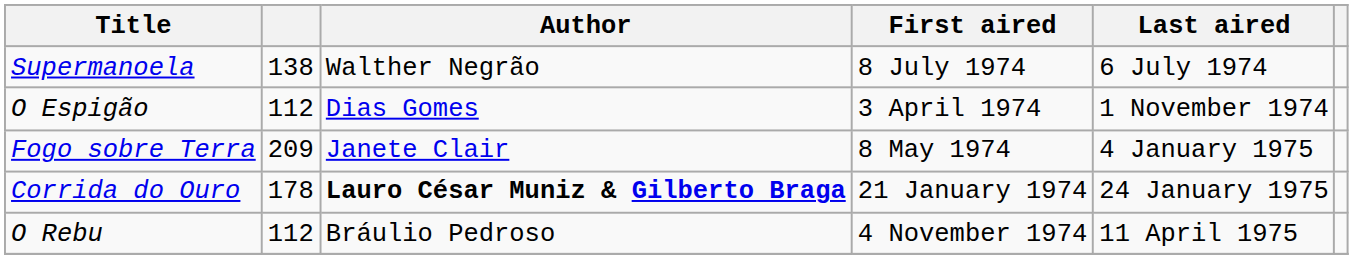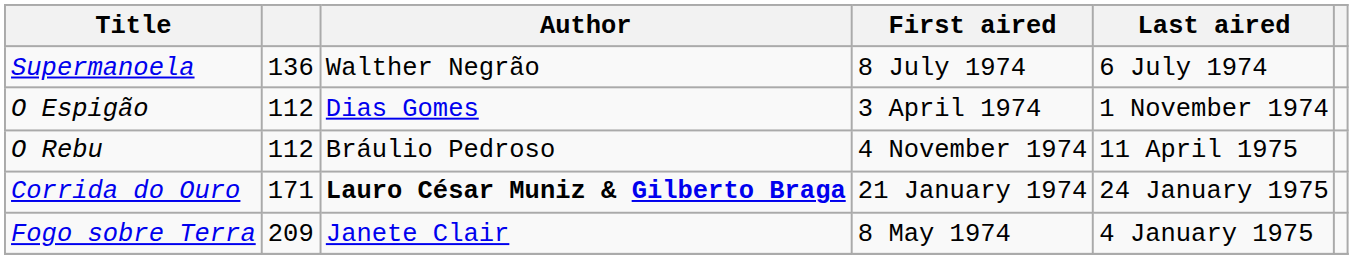(291, 67) 138 -> (291, 67) 136
rows swapped: (133, 150) <-> (57, 233)
(291, 192) 178 -> (291, 192) 171
